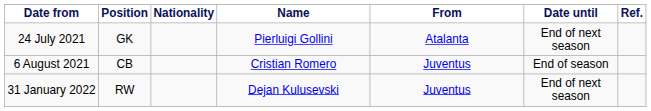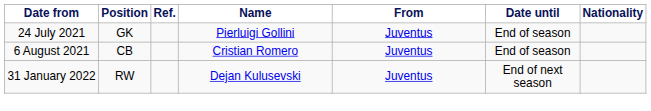columns swapped: (184, 13) <-> (632, 13)
(447, 39) Atalanta -> (409, 32) Juventus
(571, 39) End of next season -> (533, 32) End of season
